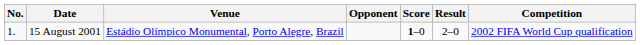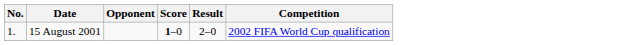- column: (225, 13)
